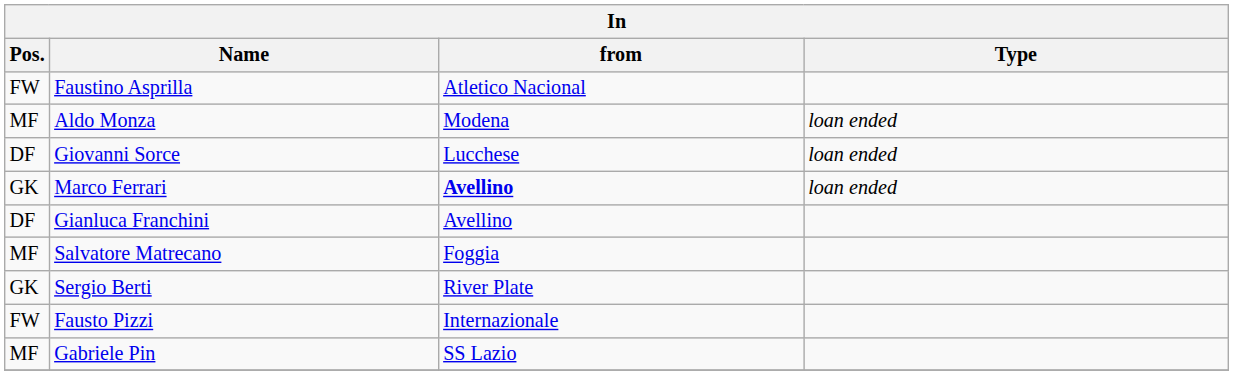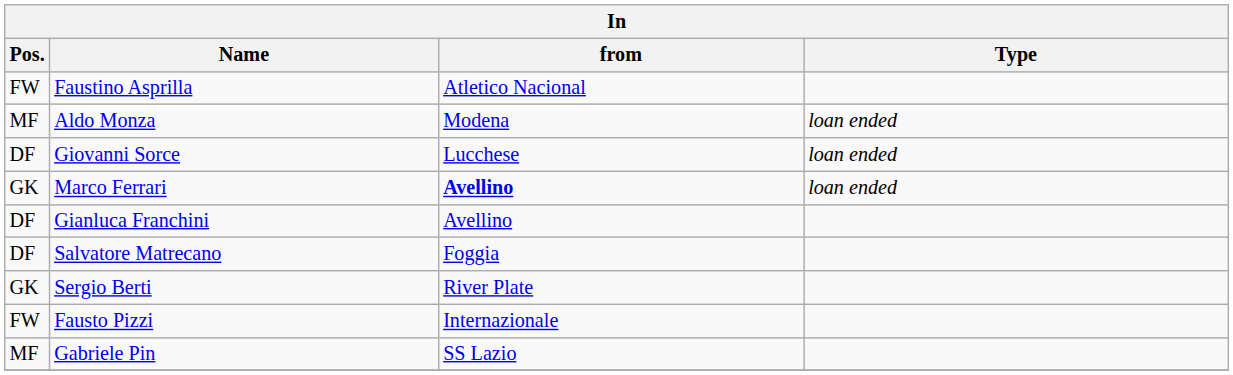(24, 254) MF -> (22, 254) DF
